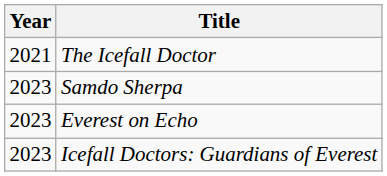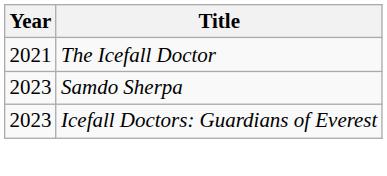- row: (129, 120)
